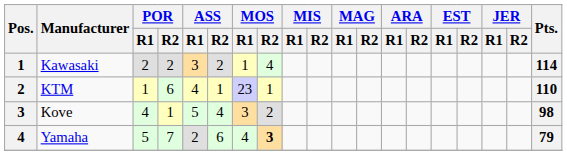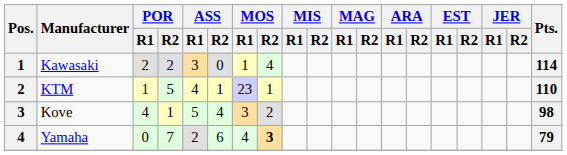(220, 64) 2 -> (220, 64) 0
(170, 88) 6 -> (170, 88) 5
(145, 137) 5 -> (145, 137) 0
